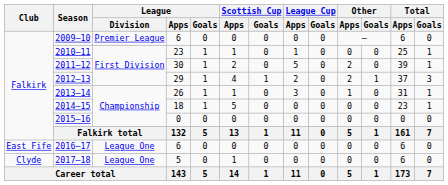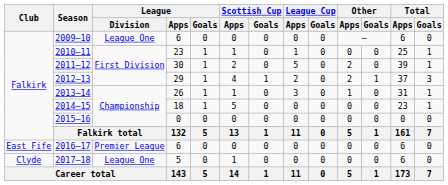(129, 38) Premier League -> (129, 38) League One
(129, 147) League One -> (129, 147) Premier League
